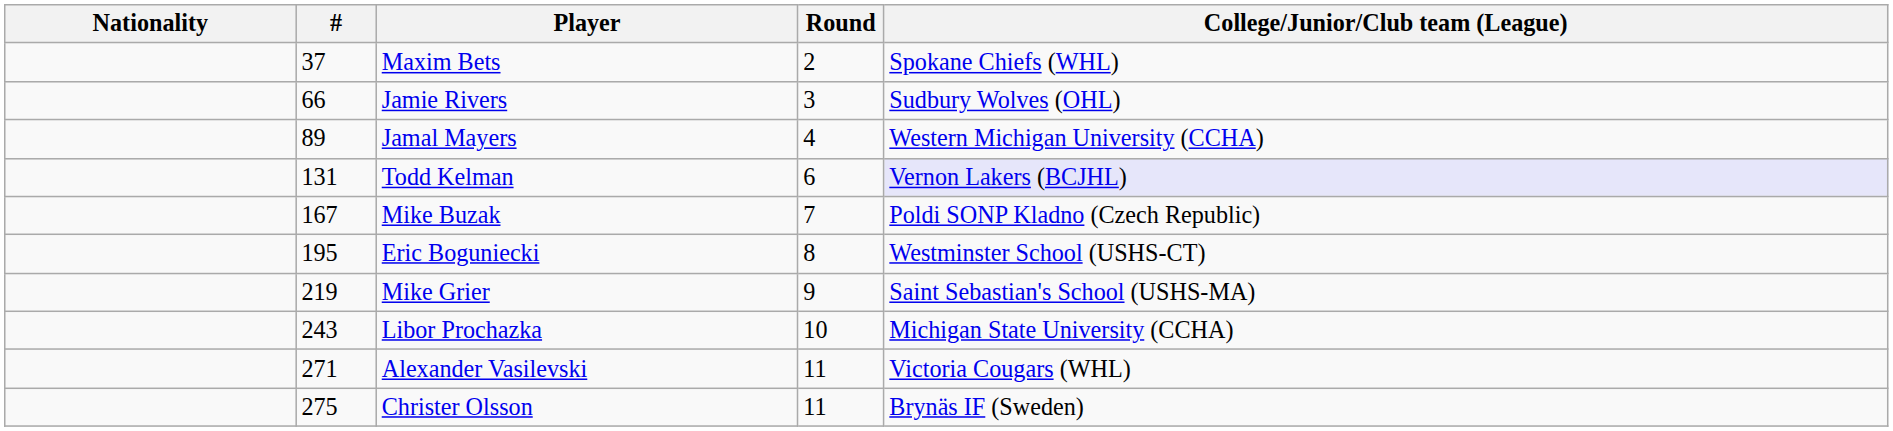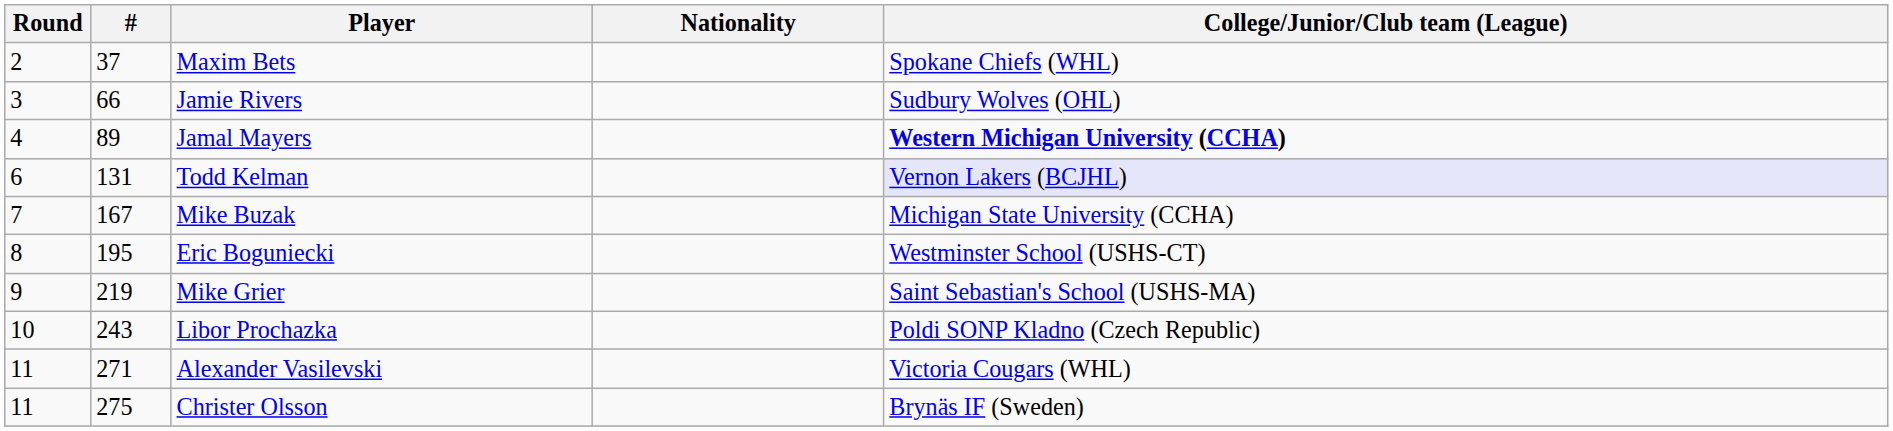columns swapped: (841, 23) <-> (150, 23)
(1077, 138) normal -> (1088, 138) bold
(1075, 215) Poldi SONP Kladno (Czech Republic) -> (1061, 215) Michigan State University (CCHA)
(1061, 330) Michigan State University (CCHA) -> (1075, 330) Poldi SONP Kladno (Czech Republic)
